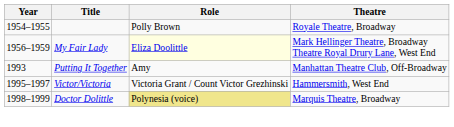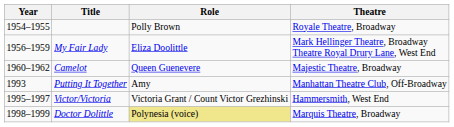(159, 47) lightyellow background -> (159, 47) no background
+ row: (70, 68)
